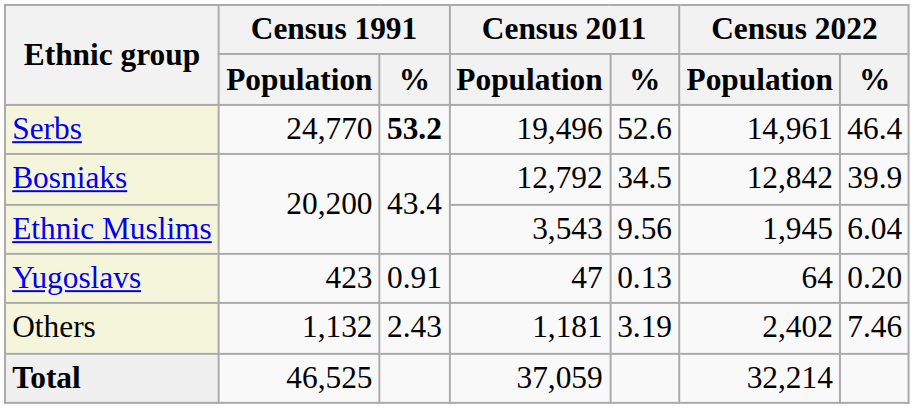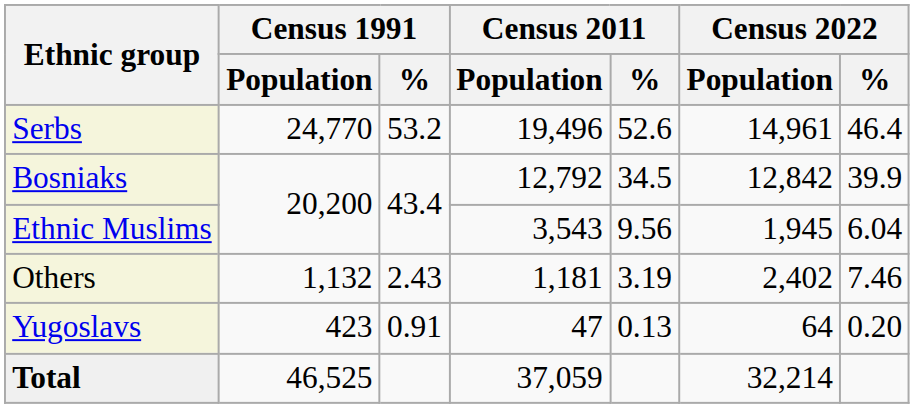(414, 128) bold -> (414, 128) normal
rows swapped: (77, 278) <-> (54, 327)
